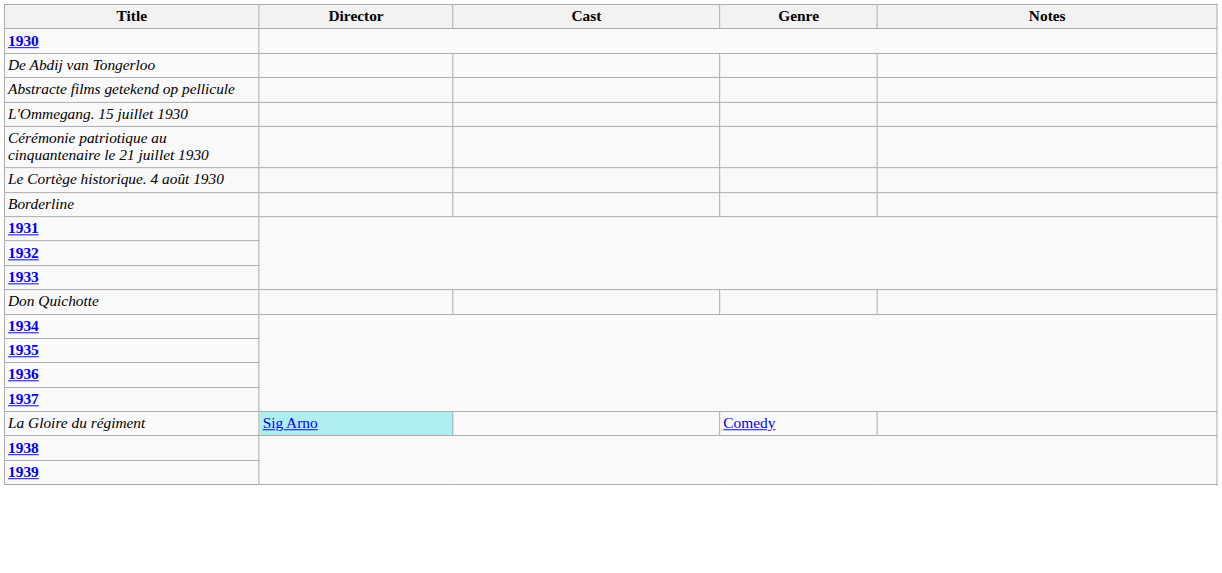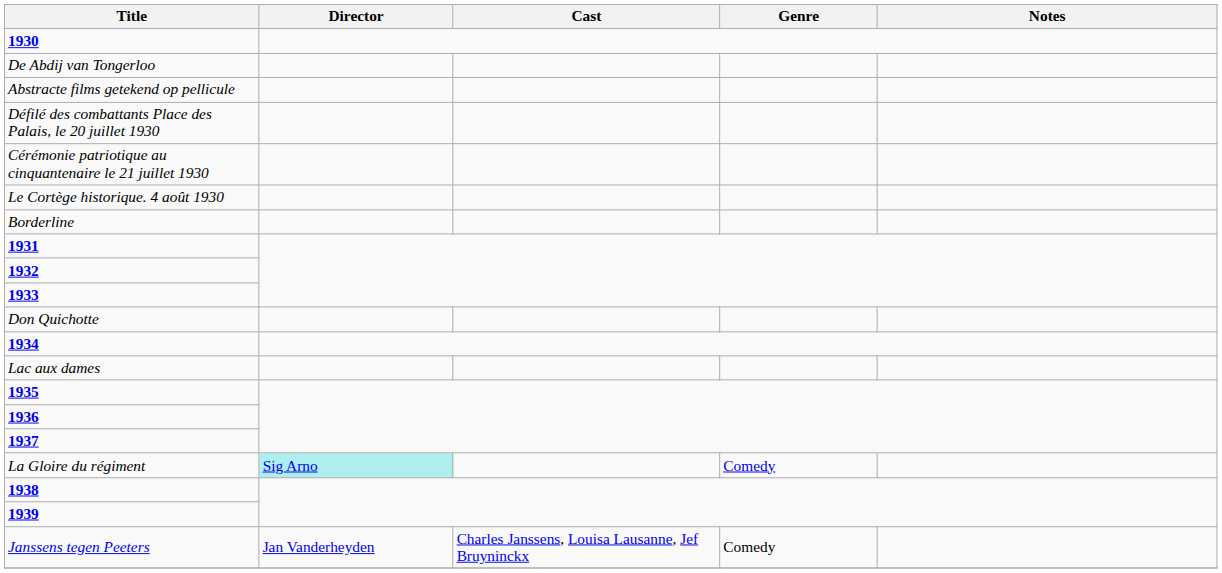- row: (98, 114)
+ row: (110, 122)
+ row: (54, 367)
+ row: (79, 547)
